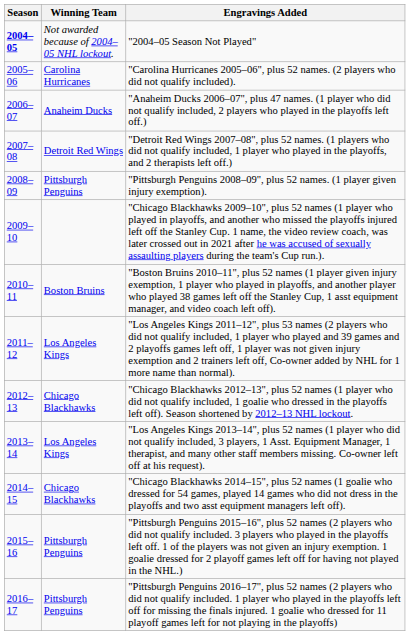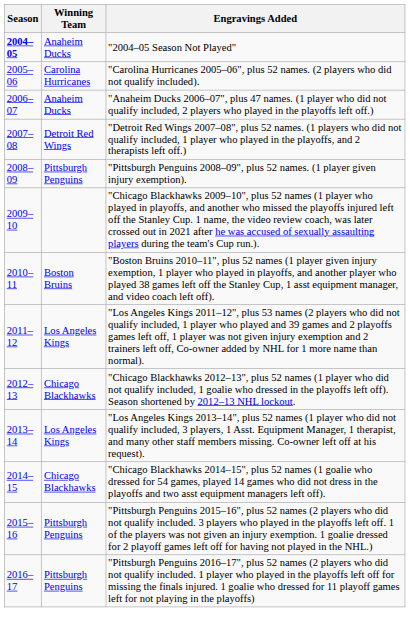(81, 41) Not awarded because of 2004–05 NHL lockout. -> (63, 47) Anaheim Ducks
